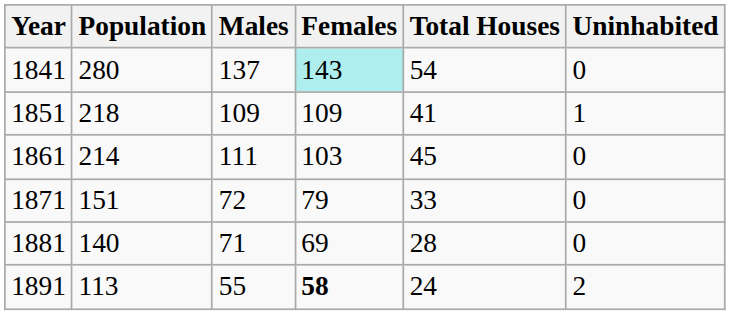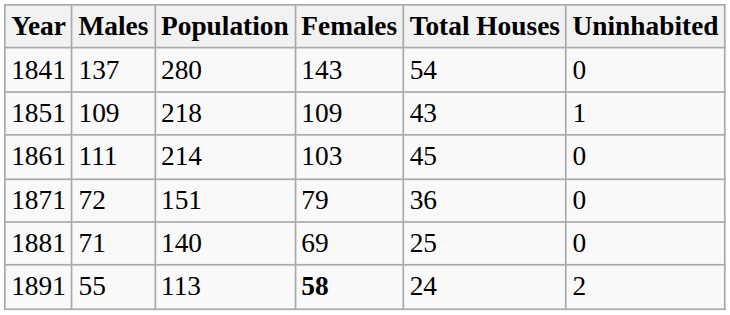columns swapped: (142, 26) <-> (254, 26)
(322, 69) paleturquoise background -> (322, 69) no background
(423, 112) 41 -> (423, 112) 43
(423, 199) 33 -> (423, 199) 36
(423, 243) 28 -> (423, 243) 25
